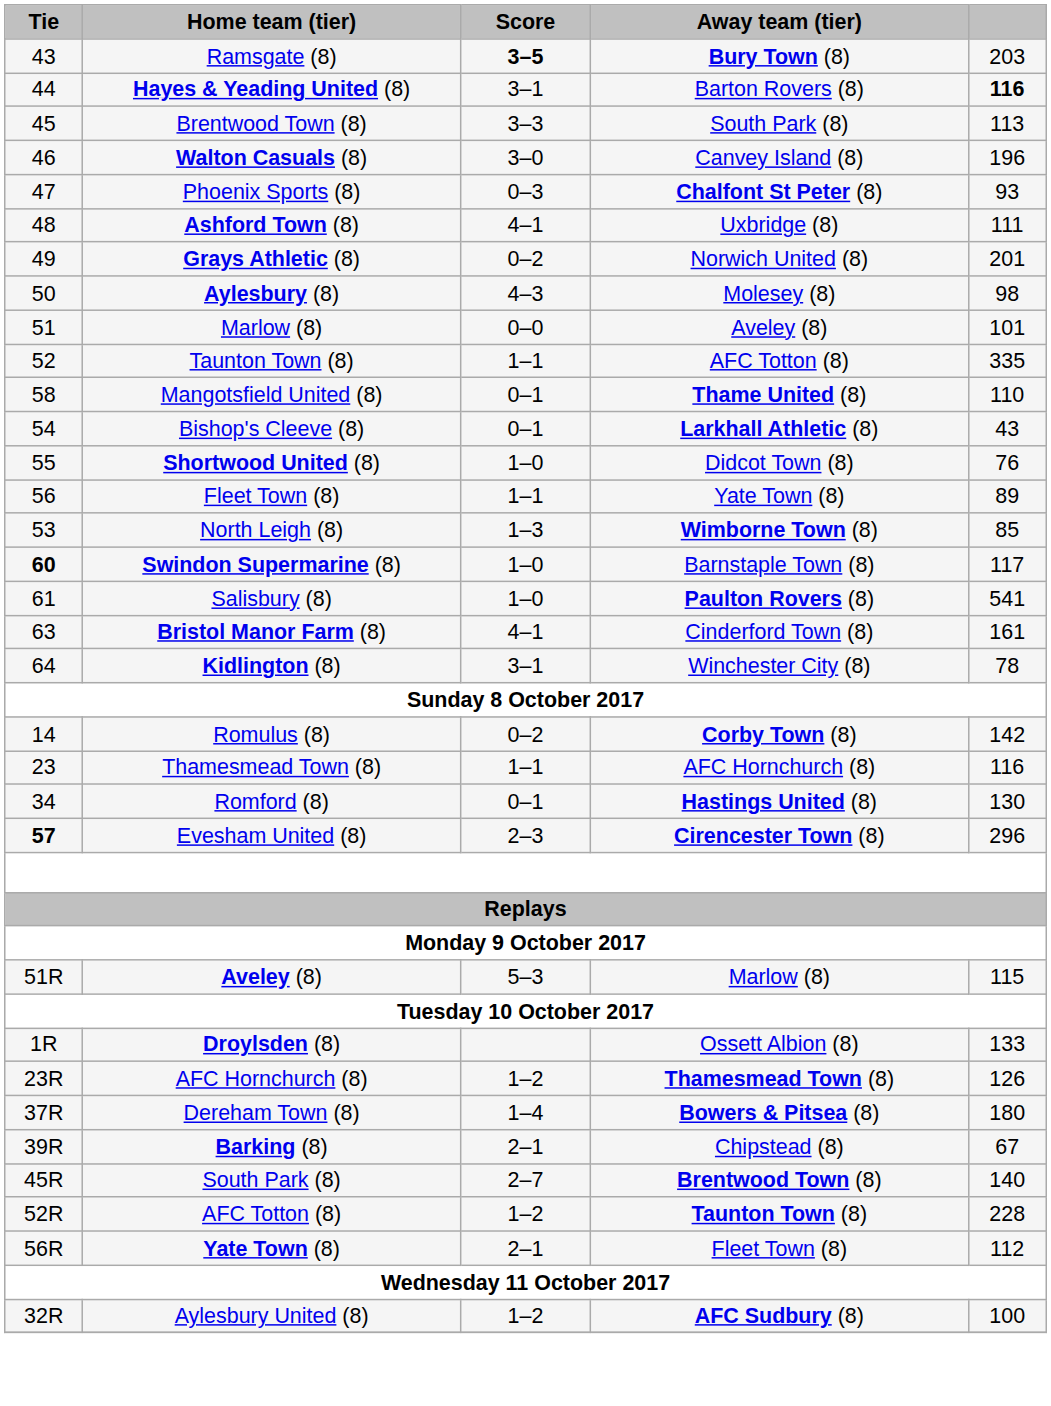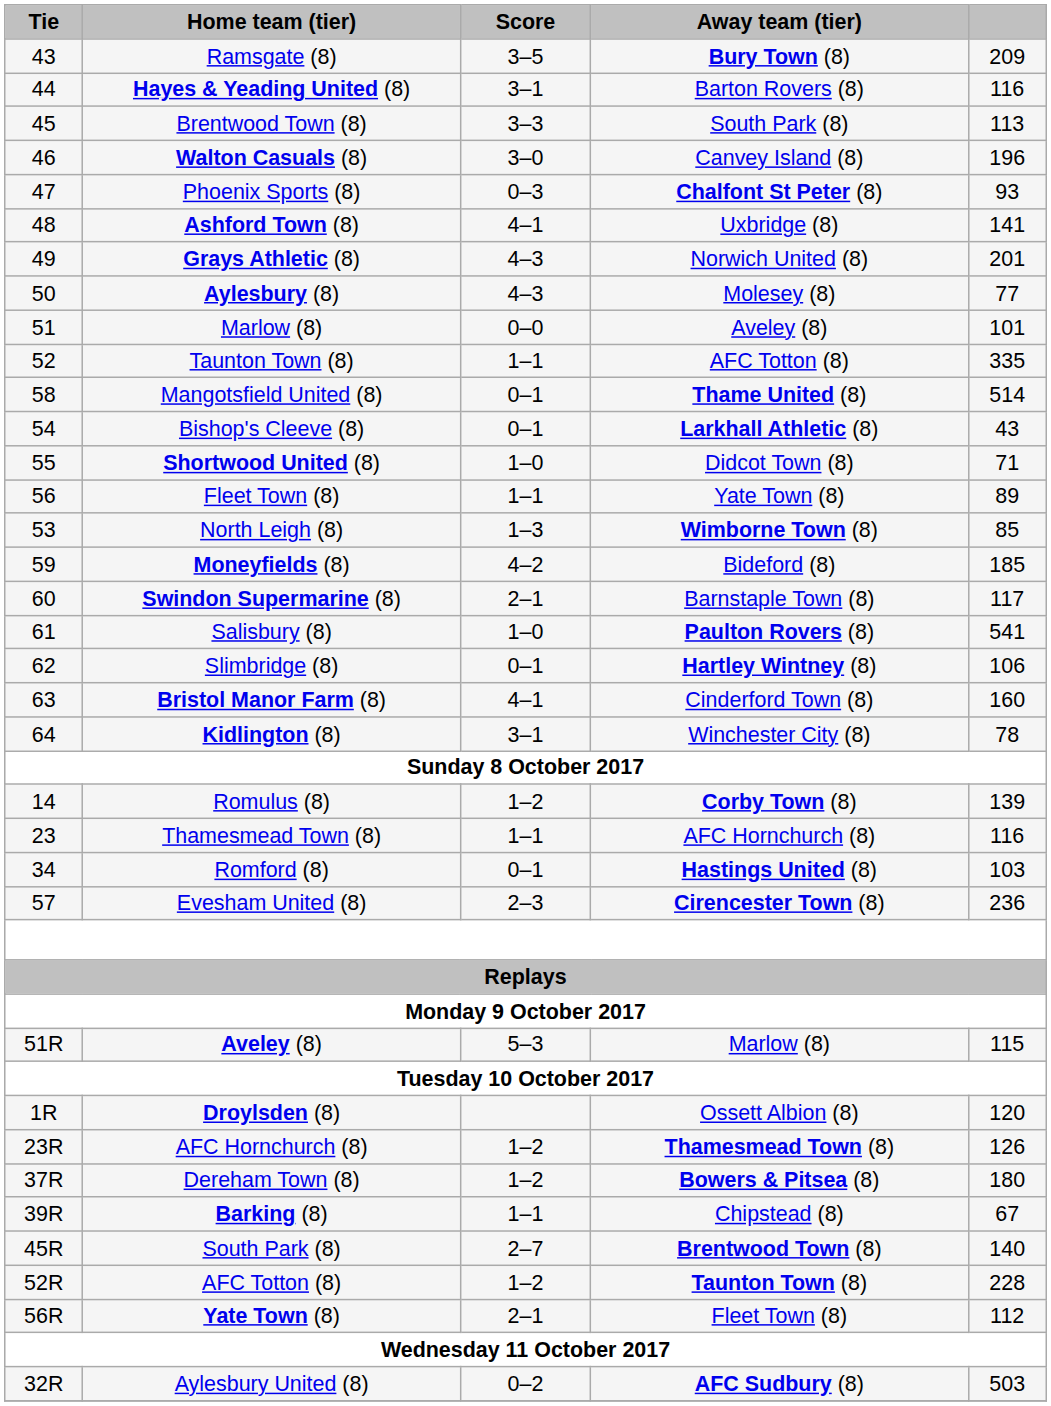(525, 56) bold -> (525, 56) normal
(1007, 56) 203 -> (1007, 56) 209
(1007, 90) bold -> (1007, 90) normal
(1007, 225) 111 -> (1007, 225) 141
(525, 259) 0–2 -> (525, 259) 4–3
(1007, 293) 98 -> (1007, 293) 77
(1007, 395) 110 -> (1007, 395) 514
(1007, 463) 76 -> (1007, 463) 71
+ row: (272, 564)
(44, 564) bold -> (44, 598) normal
(525, 564) 1–0 -> (525, 598) 2–1
+ row: (272, 666)
(1007, 632) 161 -> (1007, 700) 160
(525, 734) 0–2 -> (525, 802) 1–2
(1007, 734) 142 -> (1007, 802) 139
(1007, 802) 130 -> (1007, 870) 103
(44, 836) bold -> (44, 903) normal
(1007, 836) 296 -> (1007, 903) 236
(1007, 1045) 133 -> (1007, 1113) 120
(525, 1113) 1–4 -> (525, 1181) 1–2
(525, 1147) 2–1 -> (525, 1214) 1–1
(525, 1316) 1–2 -> (525, 1384) 0–2
(1007, 1316) 100 -> (1007, 1384) 503
